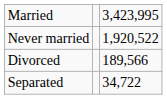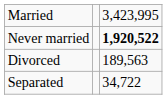(131, 37) normal -> (131, 37) bold
(125, 60) 189,566 -> (125, 60) 189,563
